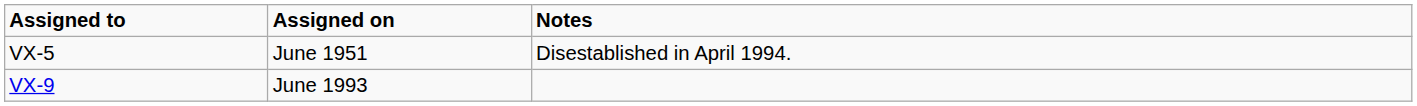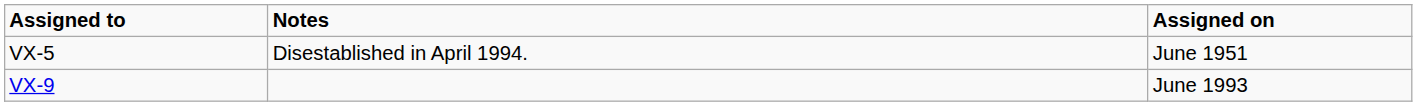columns swapped: (334, 20) <-> (564, 20)
